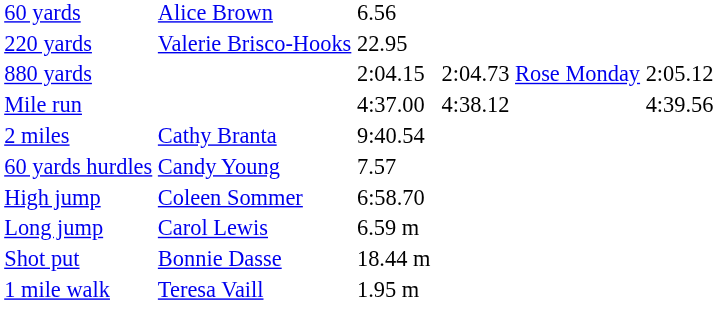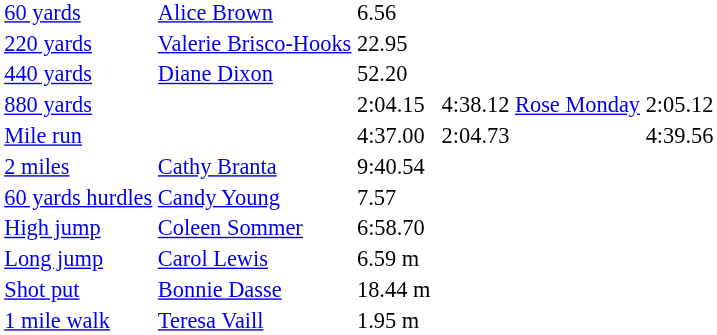+ row: (48, 74)
(475, 74) 2:04.73 -> (475, 104) 4:38.12
(475, 104) 4:38.12 -> (475, 135) 2:04.73
